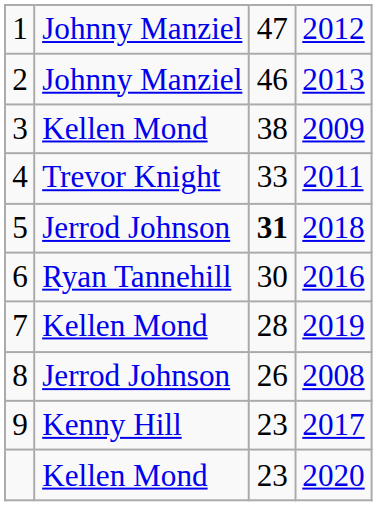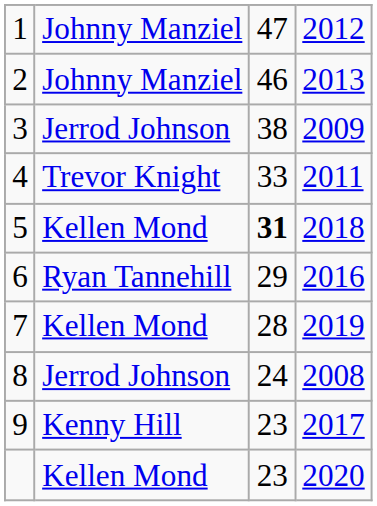(125, 128) Kellen Mond -> (136, 128) Jerrod Johnson
(136, 227) Jerrod Johnson -> (125, 227) Kellen Mond
(272, 276) 30 -> (272, 276) 29
(272, 375) 26 -> (272, 375) 24
